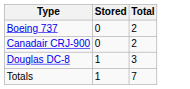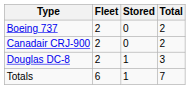+ column: (107, 12)
